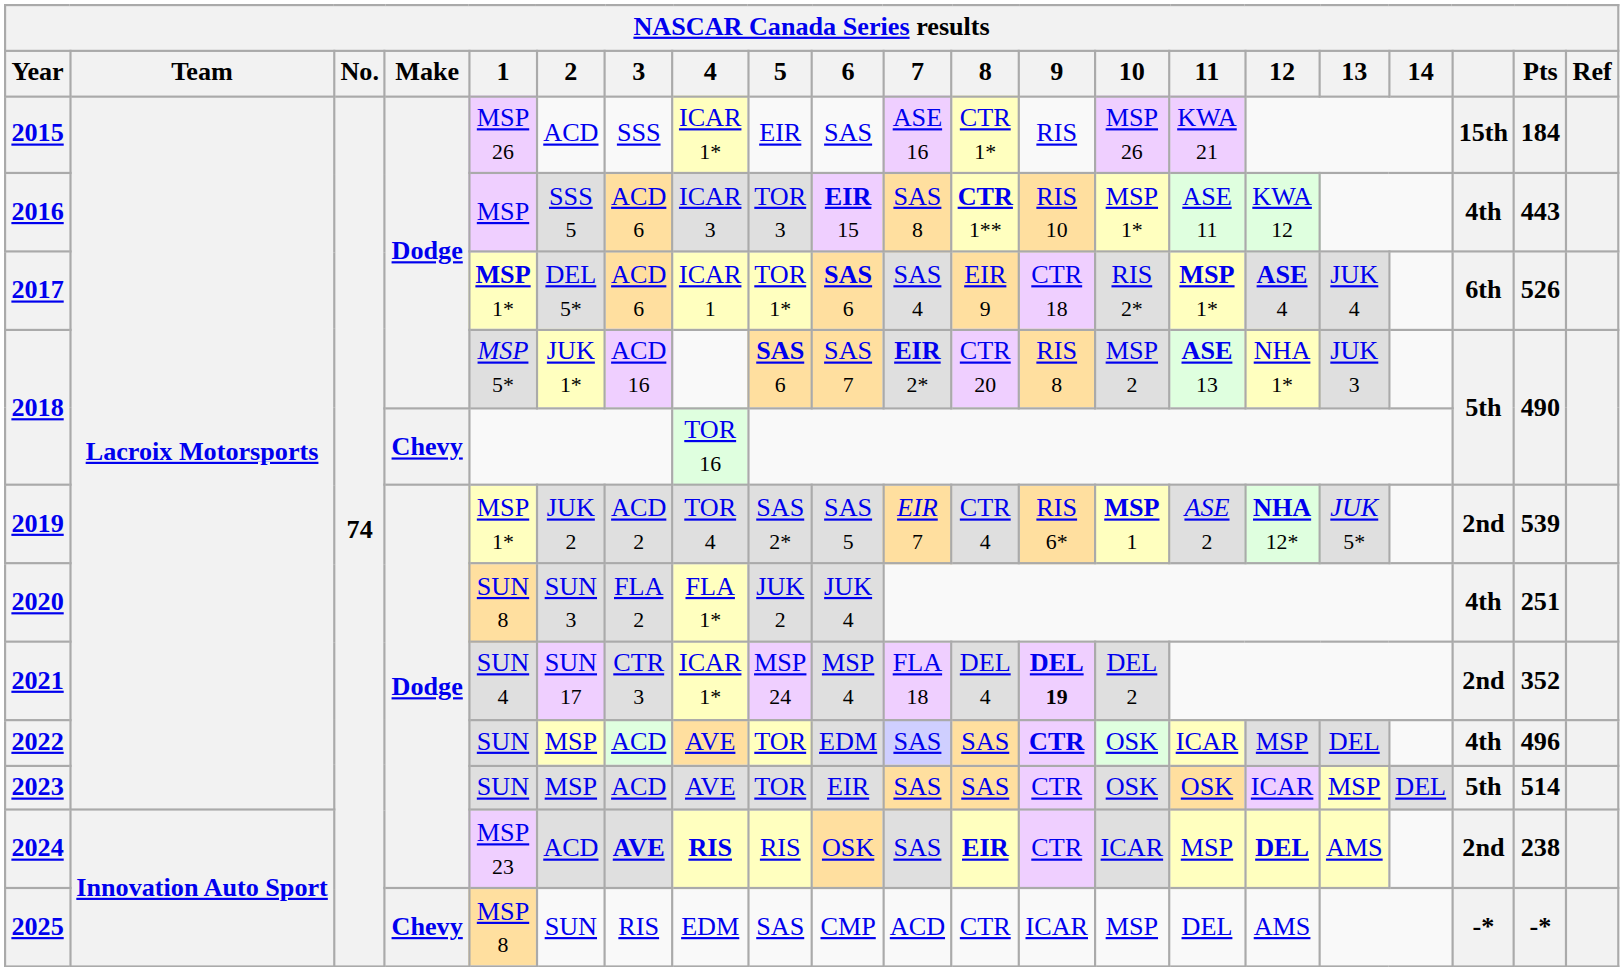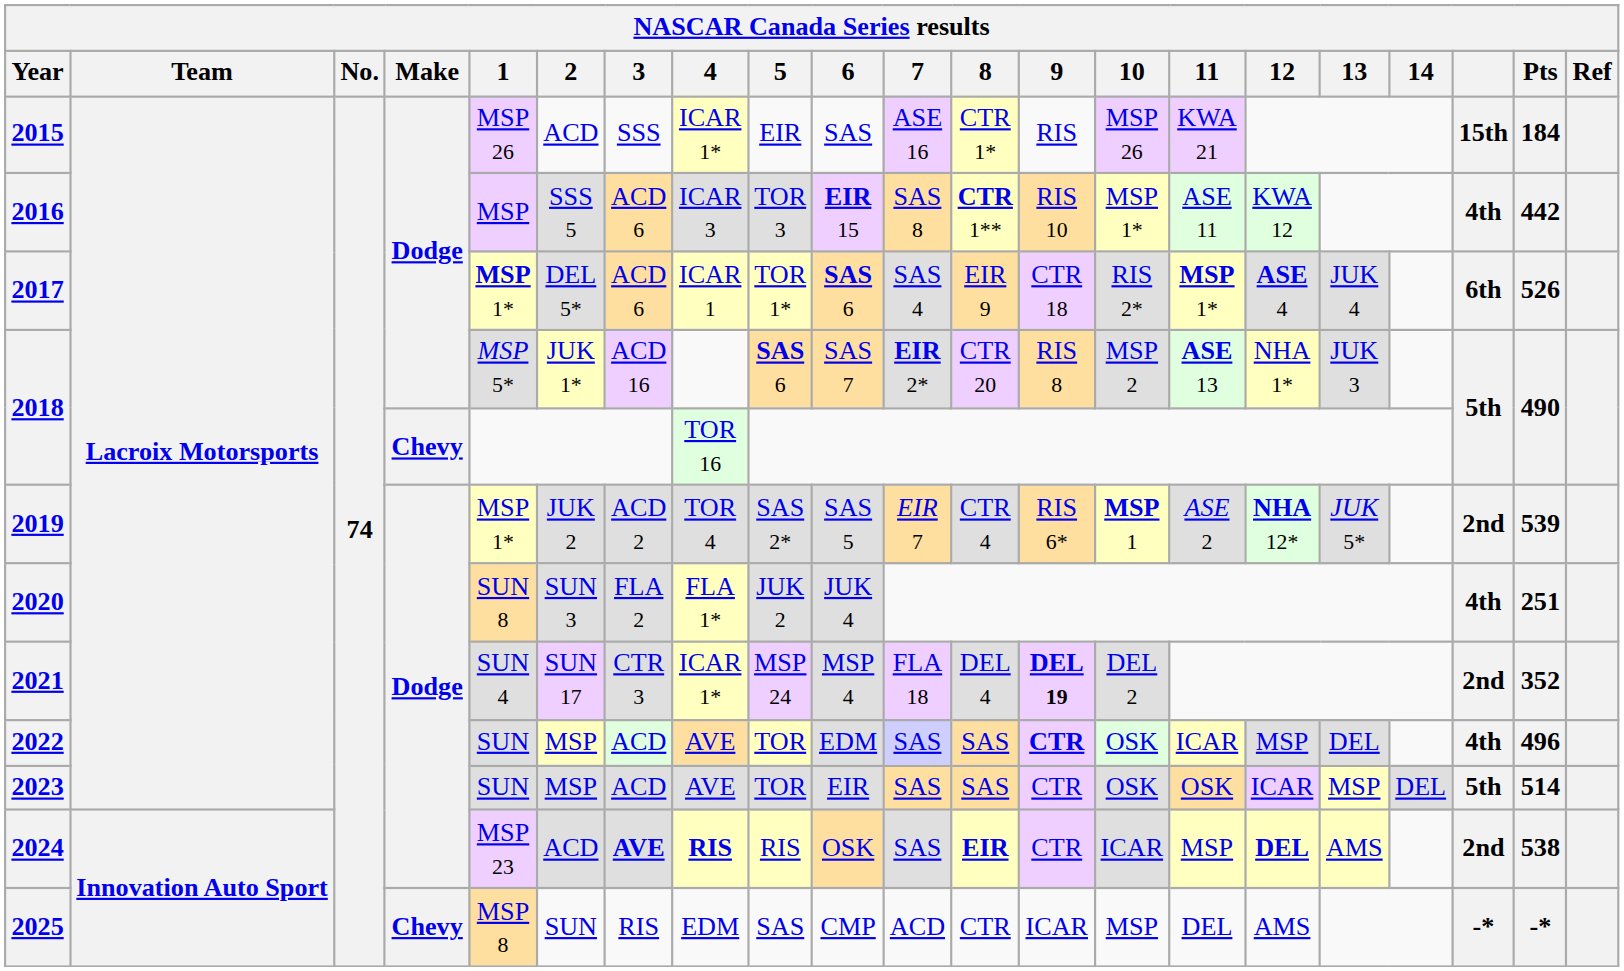(1540, 212) 443 -> (1540, 212) 442
(1540, 848) 238 -> (1540, 848) 538
